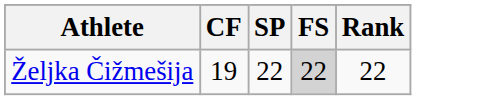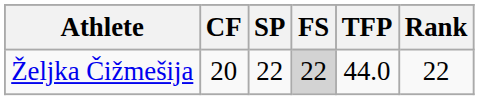+ column: (367, 26)
(224, 71) 19 -> (224, 71) 20
